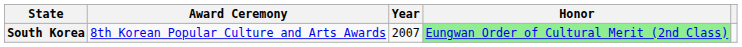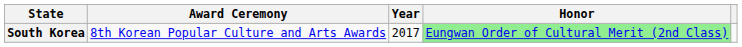(406, 33) 2007 -> (406, 33) 2017
